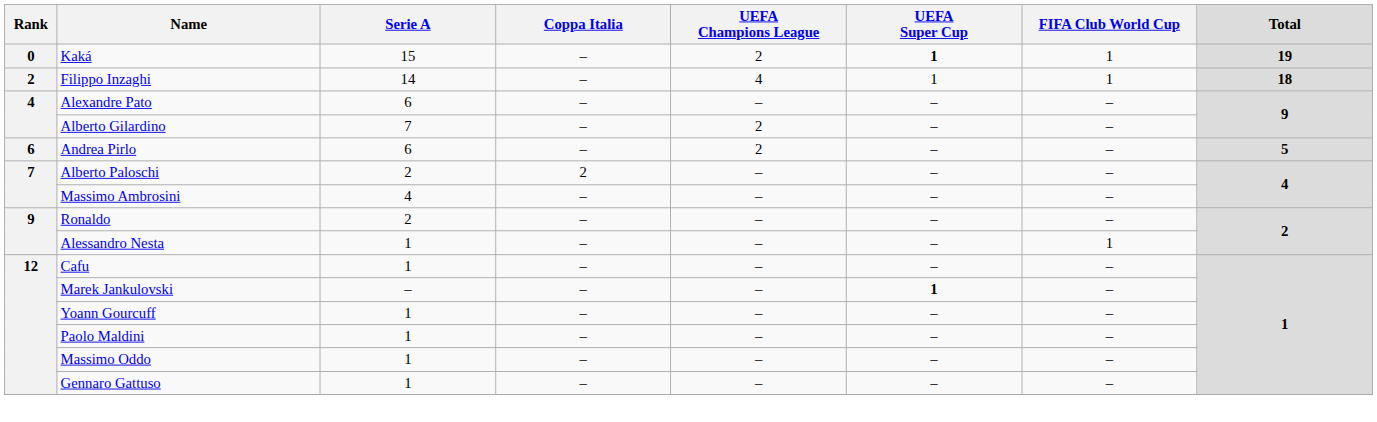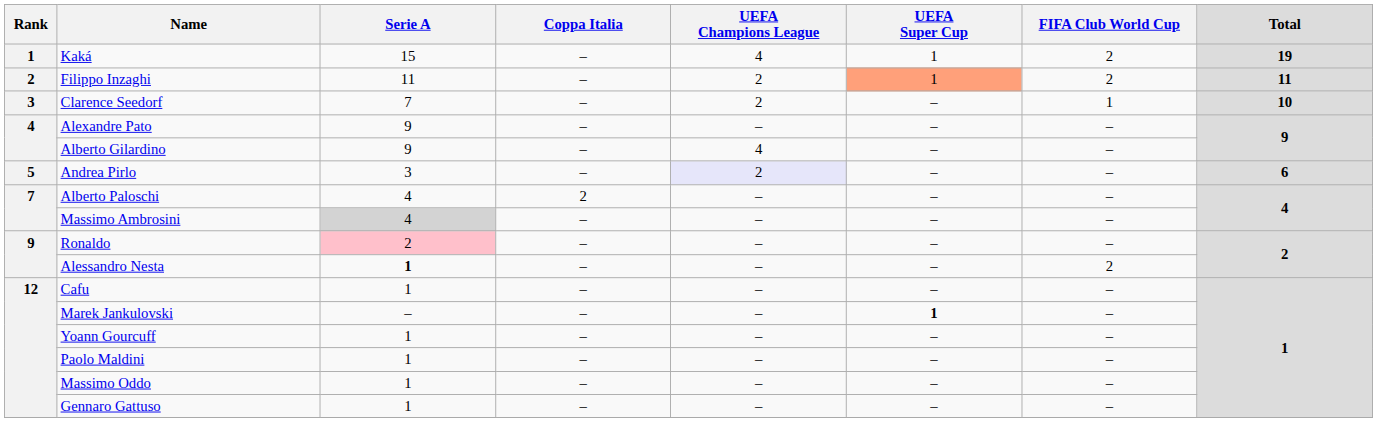(31, 56) 0 -> (31, 56) 1
(759, 56) 2 -> (759, 56) 4
(934, 56) bold -> (934, 56) normal
(1109, 56) 1 -> (1109, 56) 2
(408, 79) 14 -> (408, 79) 11
(759, 79) 4 -> (759, 79) 2
(934, 79) no background -> (934, 79) lightsalmon background
(1109, 79) 1 -> (1109, 79) 2
(1285, 79) 18 -> (1285, 79) 11
+ row: (111, 102)
(408, 102) 6 -> (408, 126) 9
(408, 126) 7 -> (408, 149) 9
(759, 126) 2 -> (759, 149) 4
(31, 149) 6 -> (31, 172) 5
(408, 149) 6 -> (408, 172) 3
(759, 149) no background -> (759, 172) lavender background
(1285, 149) 5 -> (1285, 172) 6
(408, 172) 2 -> (408, 196) 4
(408, 196) no background -> (408, 219) lightgrey background
(408, 219) no background -> (408, 242) pink background
(408, 242) normal -> (408, 266) bold
(1109, 242) 1 -> (1109, 266) 2
